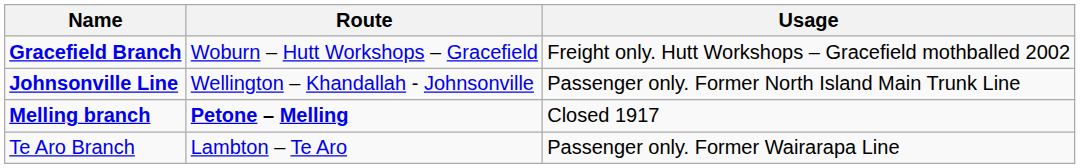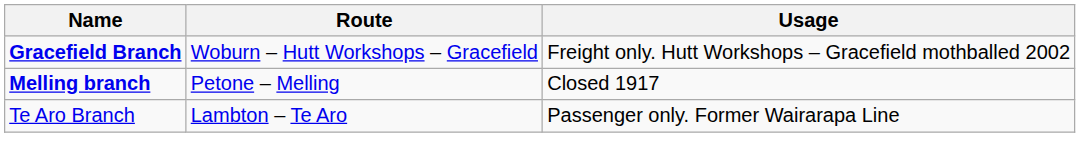- row: (94, 83)
(270, 115) bold -> (265, 83) normal
